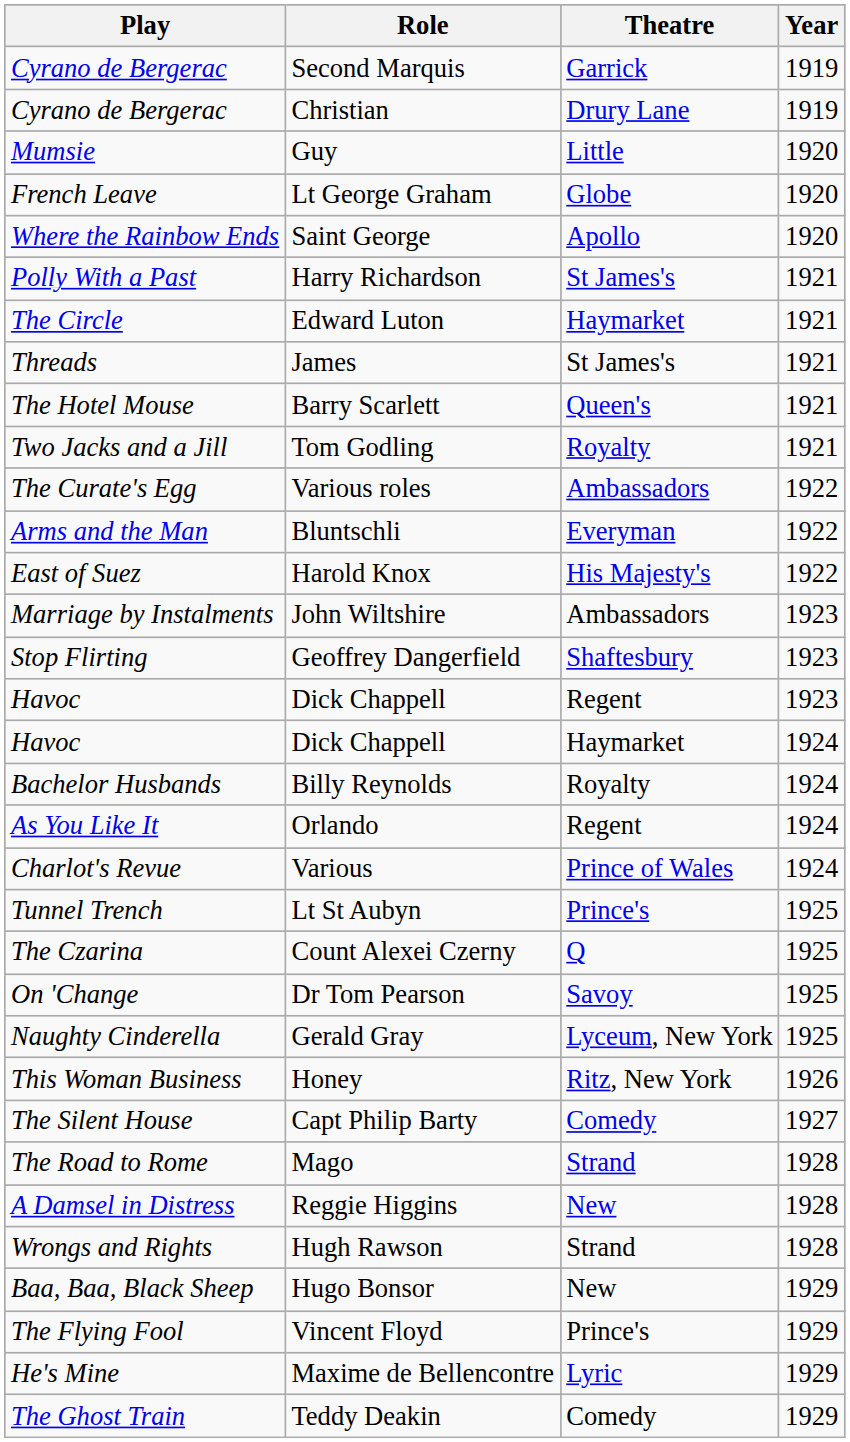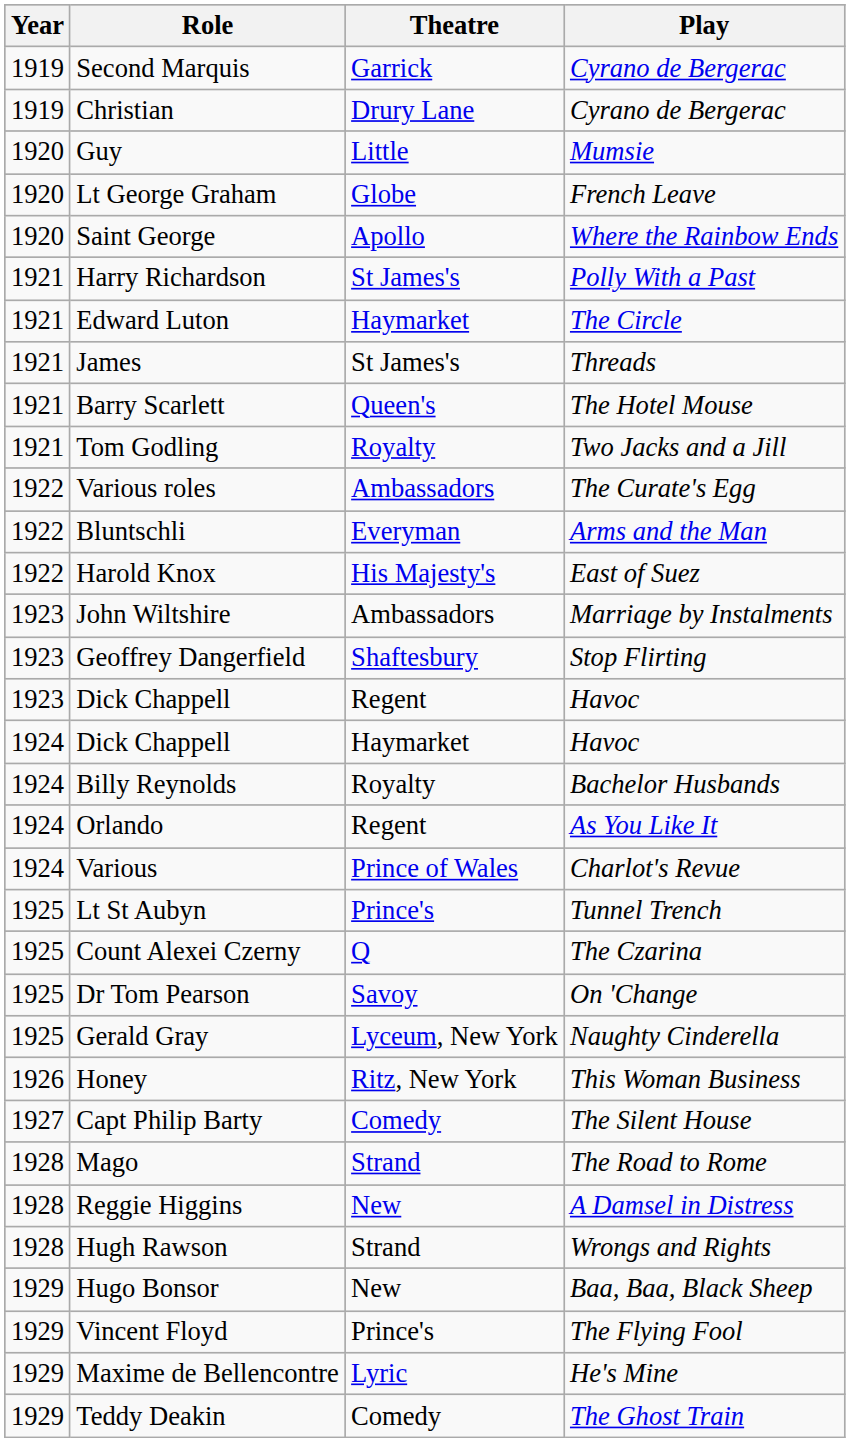columns swapped: (145, 25) <-> (812, 25)
